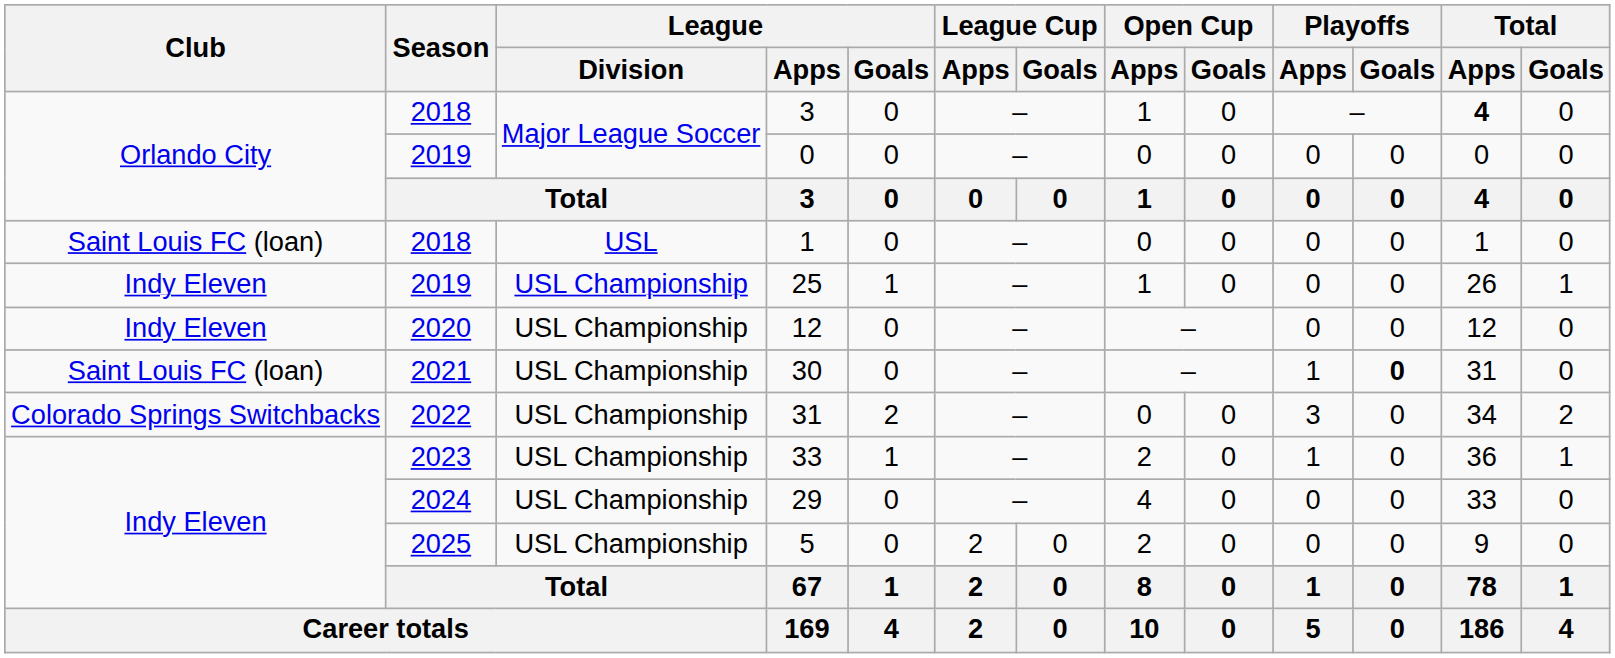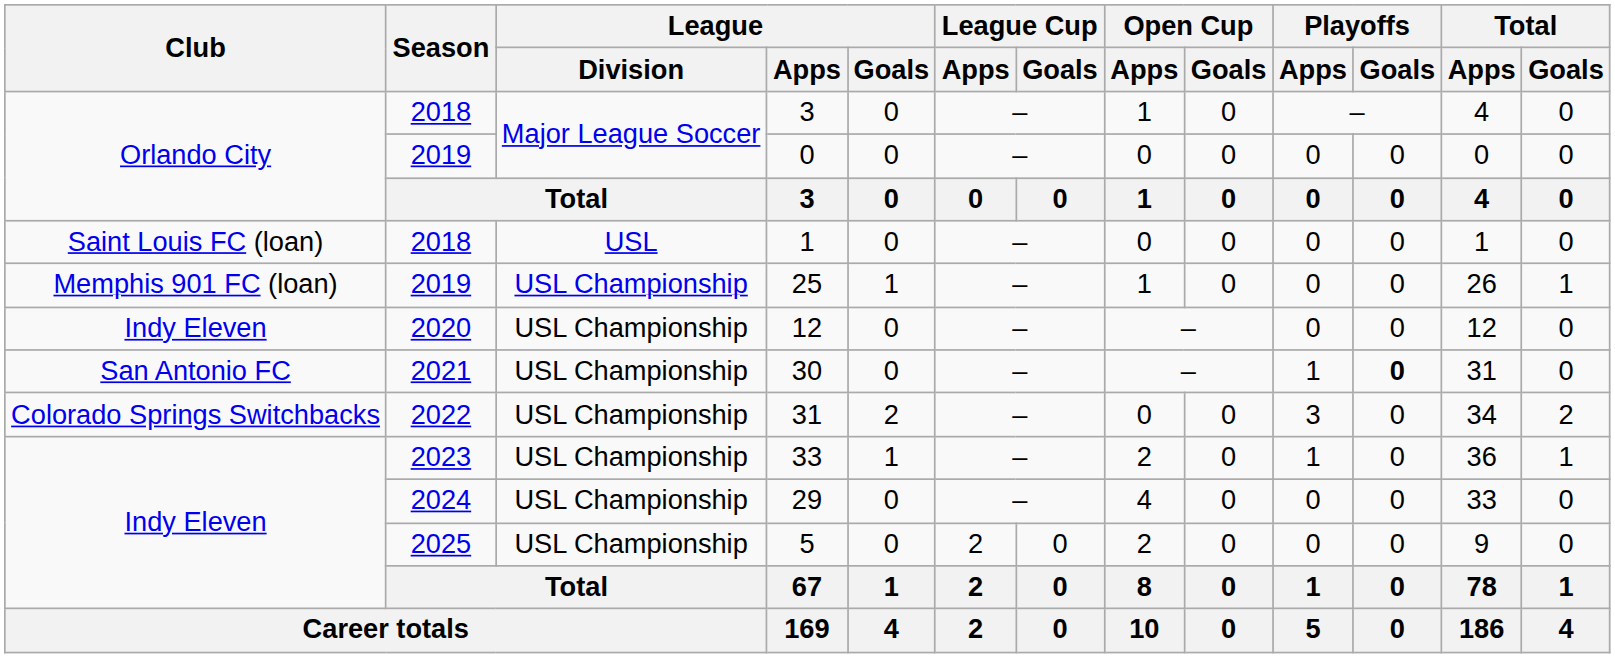(1482, 112) bold -> (1482, 112) normal
(196, 284) Indy Eleven -> (196, 284) Memphis 901 FC (loan)
(196, 371) Saint Louis FC (loan) -> (196, 371) San Antonio FC
